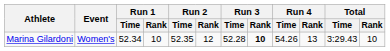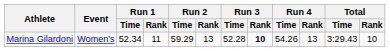(156, 40) 10 -> (156, 40) 11
(182, 40) 52.35 -> (182, 40) 59.29
(208, 40) 12 -> (208, 40) 13
